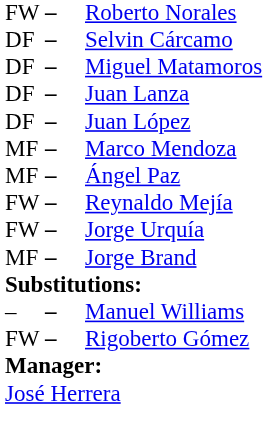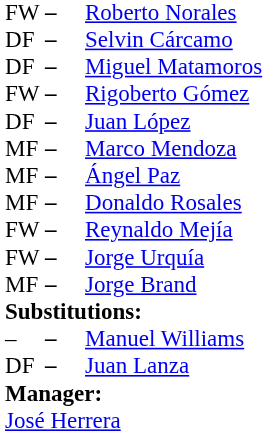rows swapped: (137, 93) <-> (167, 338)
+ row: (163, 202)
